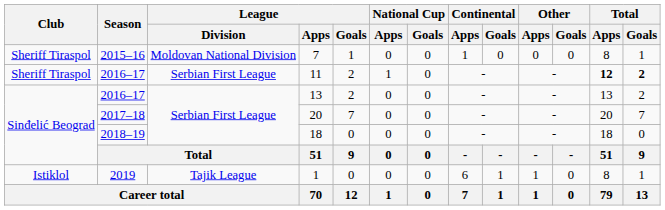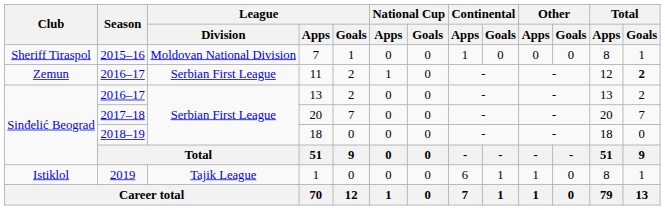(51, 74) Sheriff Tiraspol -> (51, 74) Zemun
(606, 74) bold -> (606, 74) normal
